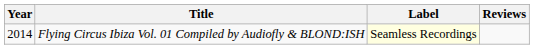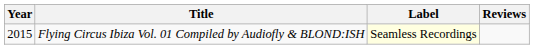(20, 34) 2014 -> (20, 34) 2015
